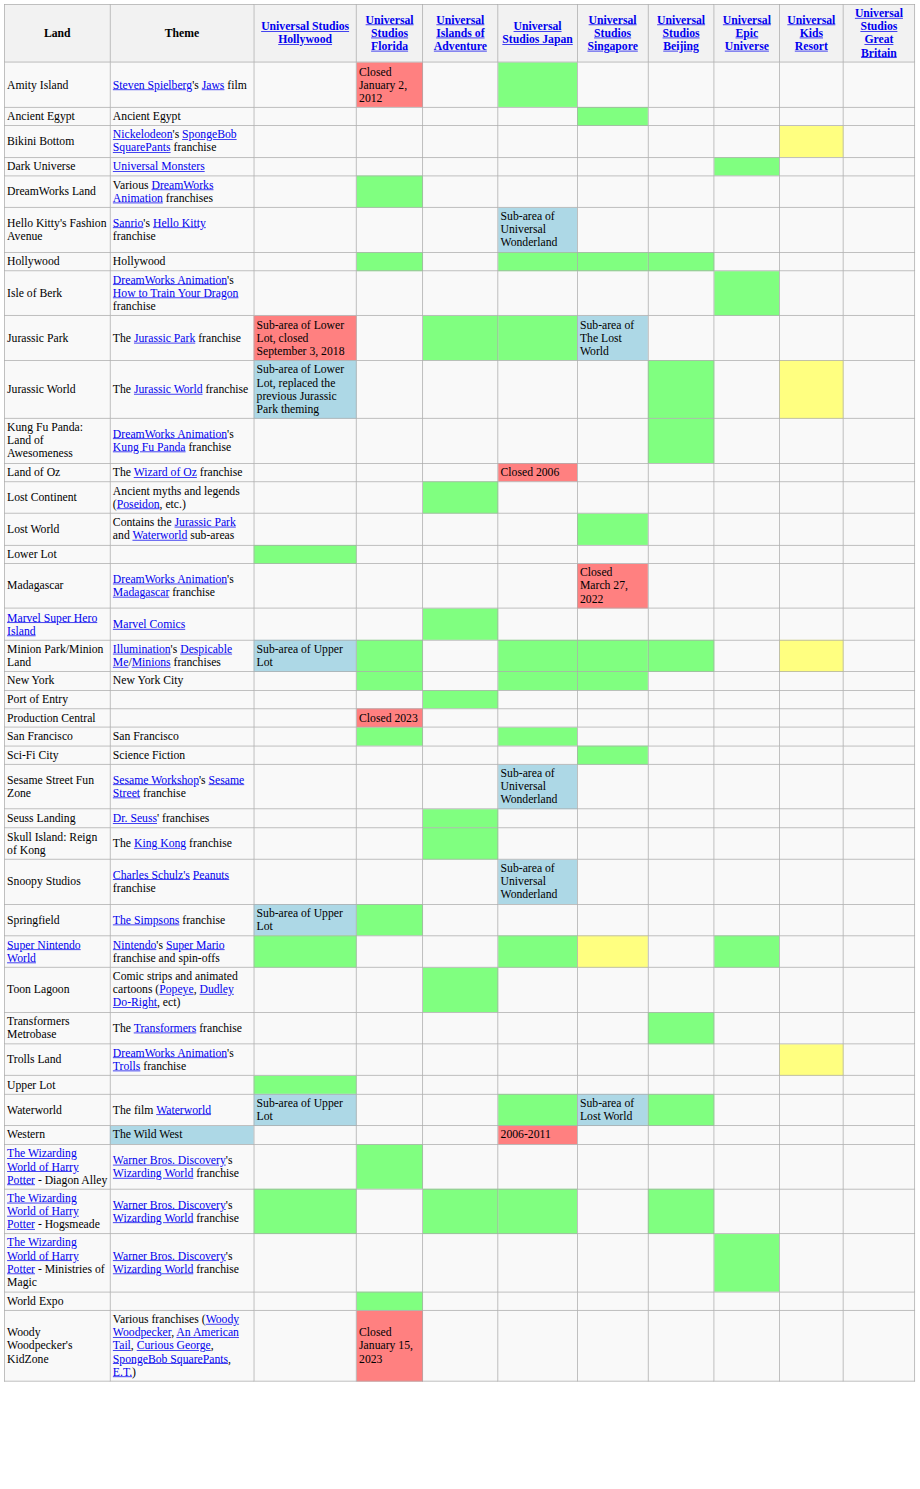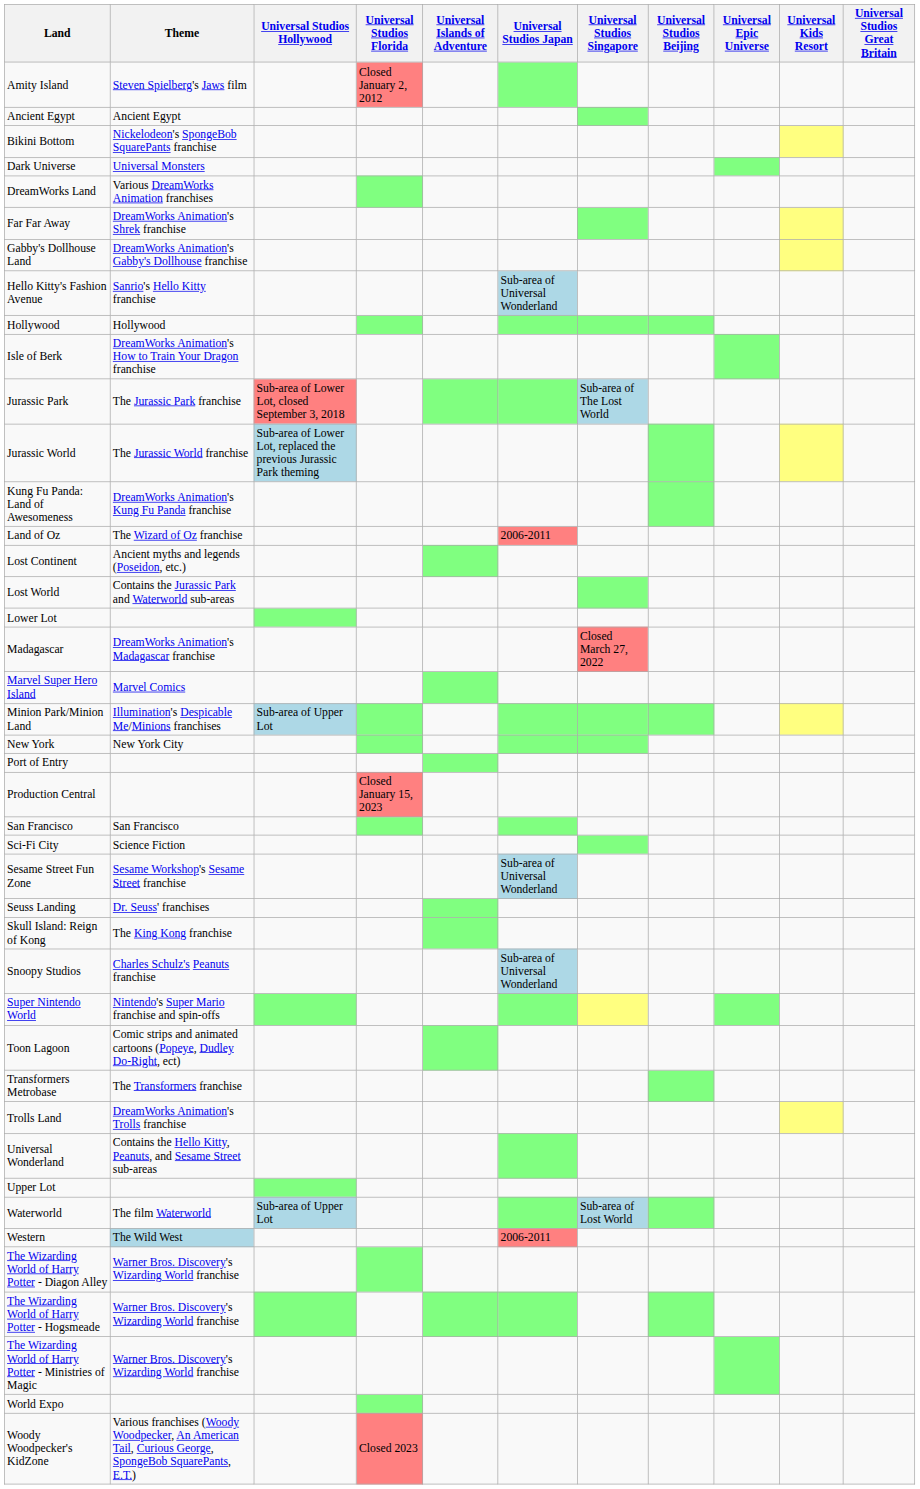+ row: (39, 223)
+ row: (51, 255)
(530, 472) Closed 2006 -> (526, 535) 2006-2011
(388, 718) Closed 2023 -> (386, 794) Closed January 15, 2023
- row: (33, 920)
+ row: (35, 1156)
(386, 1346) Closed January 15, 2023 -> (388, 1448) Closed 2023
